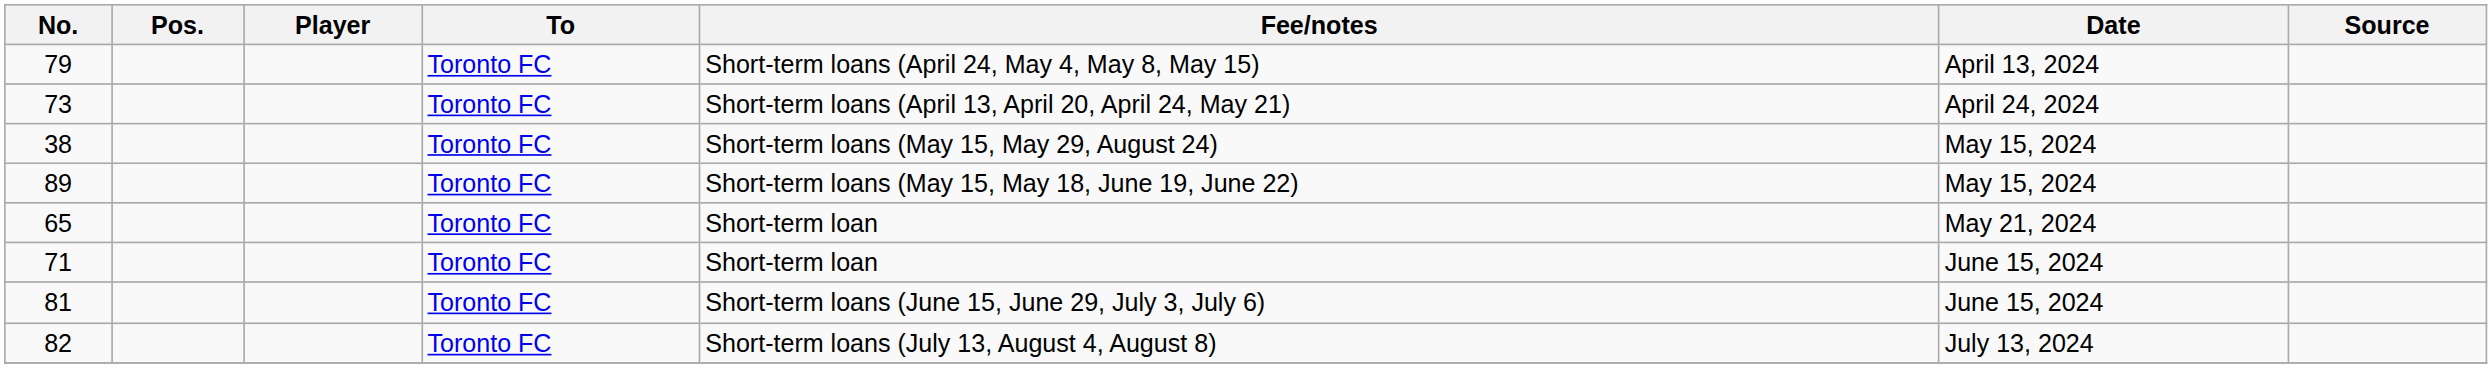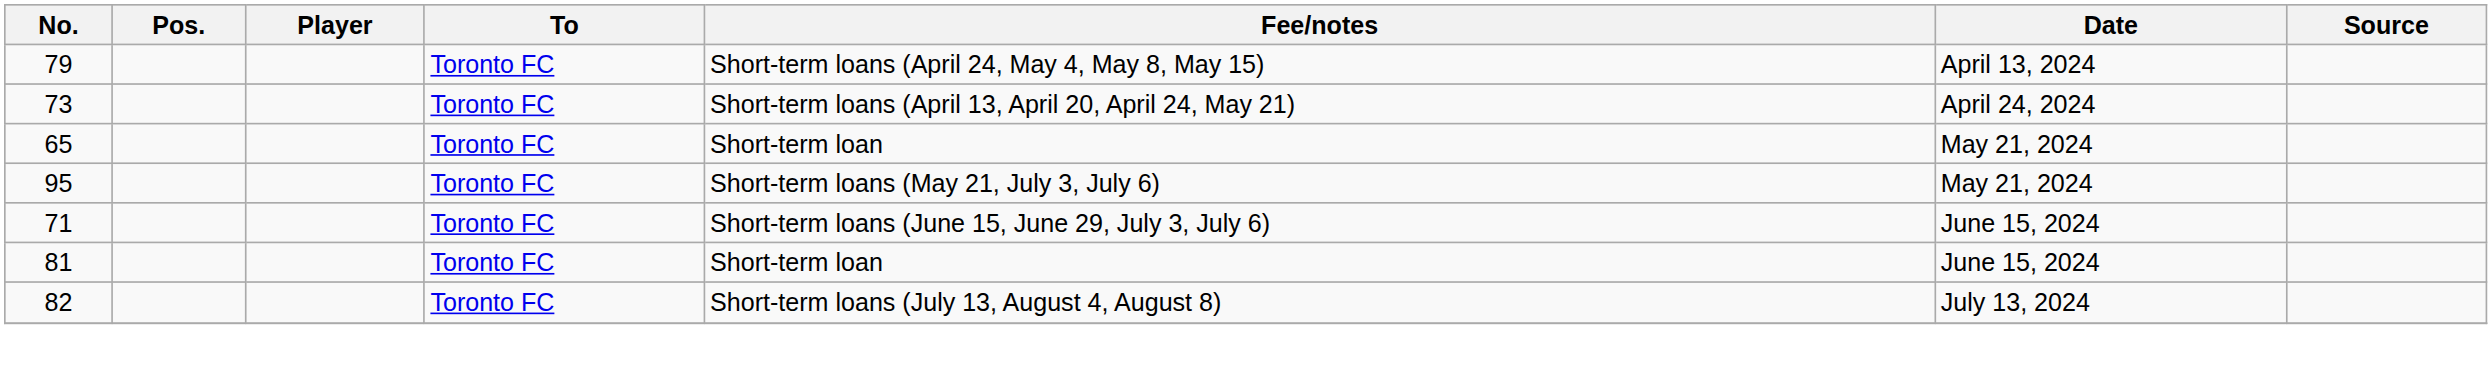- row: (58, 144)
- row: (58, 184)
+ row: (58, 184)
(792, 263) Short-term loan -> (990, 223) Short-term loans (June 15, June 29, July 3, July 6)
(985, 303) Short-term loans (June 15, June 29, July 3, July 6) -> (796, 263) Short-term loan
